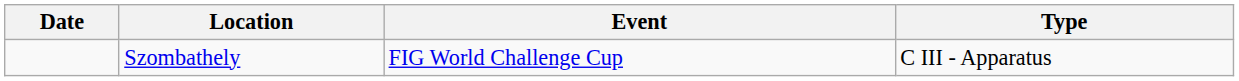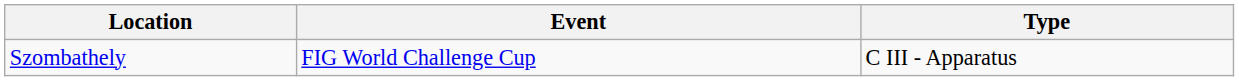- column: (62, 22)
